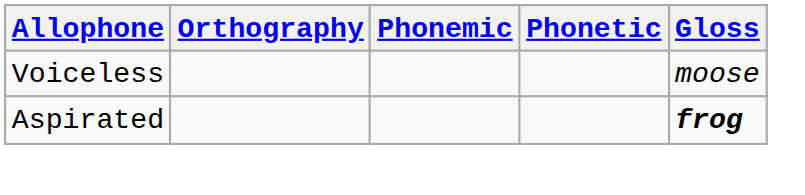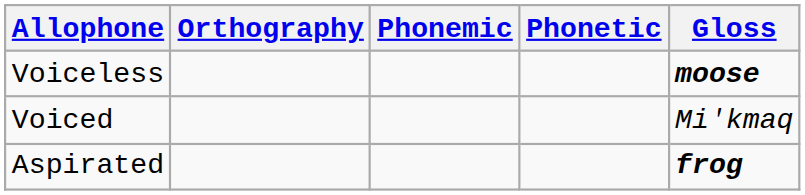(717, 74) normal -> (717, 74) bold
+ row: (63, 120)
